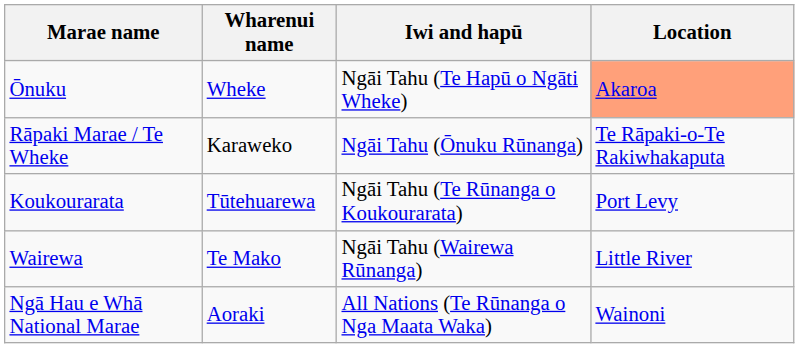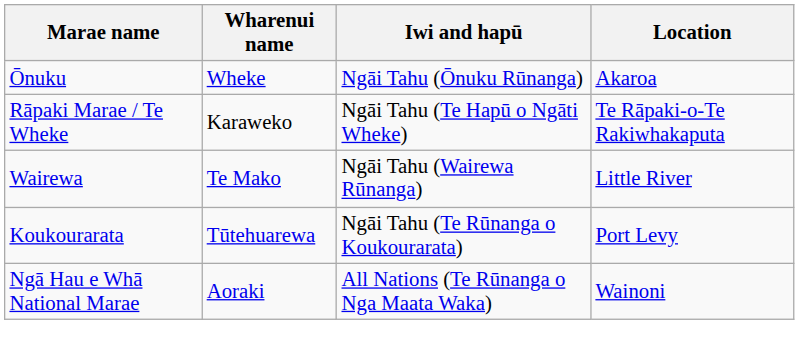(460, 89) Ngāi Tahu (Te Hapū o Ngāti Wheke) -> (462, 77) Ngāi Tahu (Ōnuku Rūnanga)
(626, 89) lightsalmon background -> (626, 77) no background
(462, 145) Ngāi Tahu (Ōnuku Rūnanga) -> (460, 122) Ngāi Tahu (Te Hapū o Ngāti Wheke)
rows swapped: (67, 201) <-> (46, 258)
